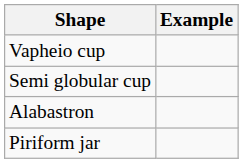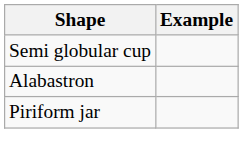- row: (57, 50)
